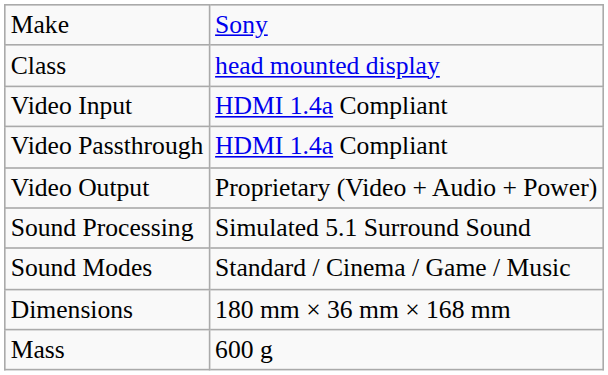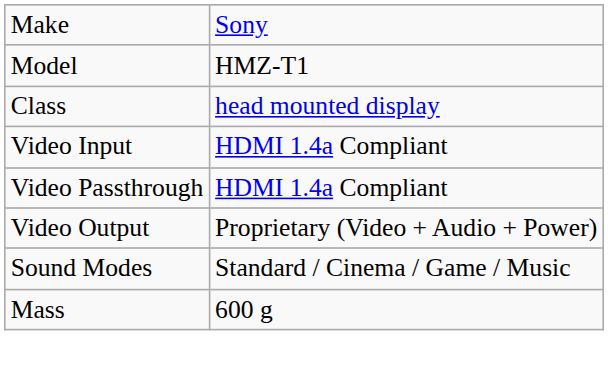+ row: (44, 65)
- row: (102, 227)
- row: (72, 308)
